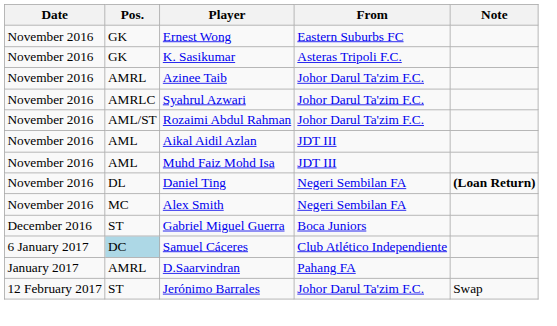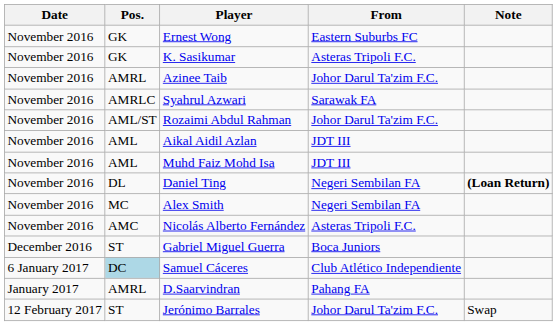(361, 99) Johor Darul Ta'zim F.C. -> (344, 99) Sarawak FA
+ row: (234, 225)
